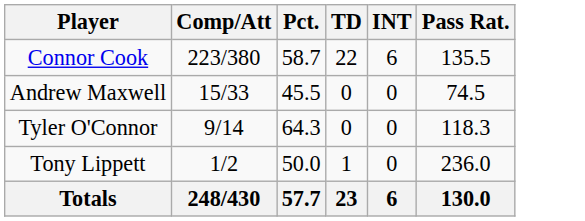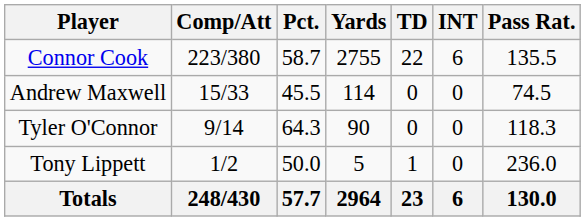+ column: (359, 22)
